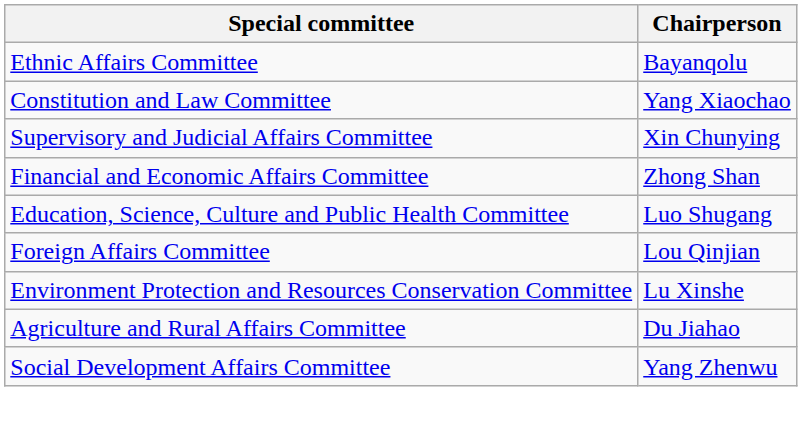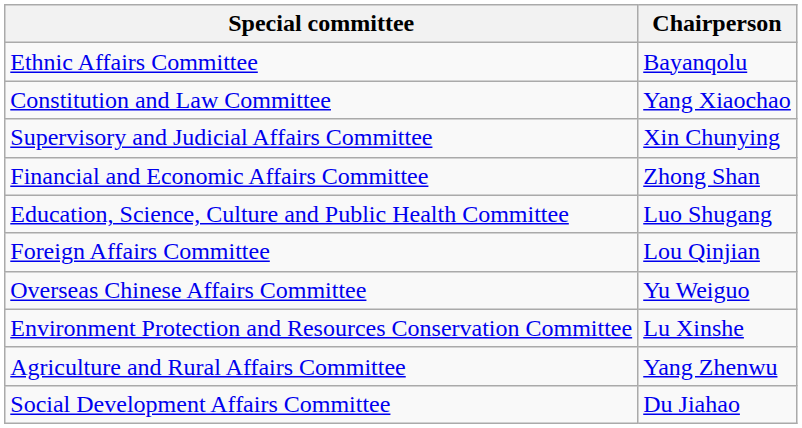+ row: (188, 289)
(692, 328) Du Jiahao -> (710, 366) Yang Zhenwu
(710, 366) Yang Zhenwu -> (692, 404) Du Jiahao
